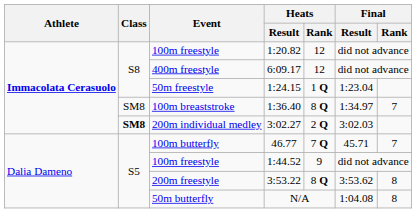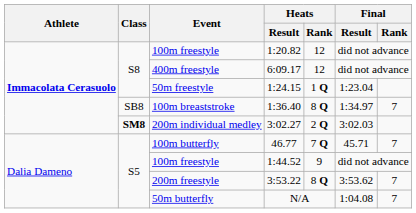(134, 106) SM8 -> (134, 106) SB8
(394, 180) 8 -> (394, 180) 7
(394, 199) 8 -> (394, 199) 7
